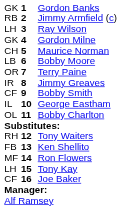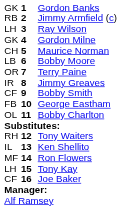(8, 104) IL -> (10, 104) FB
(10, 147) FB -> (8, 147) IL
